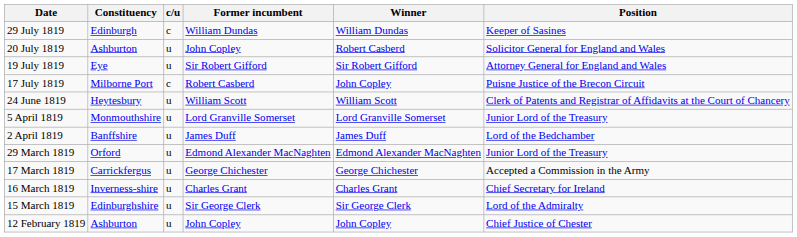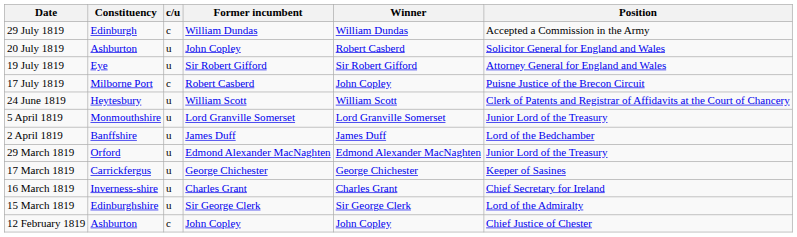(526, 30) Keeper of Sasines -> (568, 30) Accepted a Commission in the Army
(568, 170) Accepted a Commission in the Army -> (526, 170) Keeper of Sasines
(169, 223) u -> (169, 223) c
